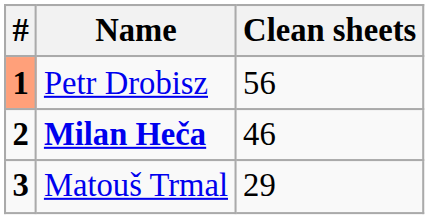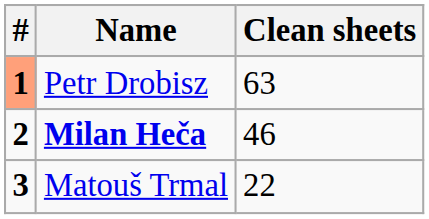(259, 82) 56 -> (259, 82) 63
(259, 185) 29 -> (259, 185) 22
